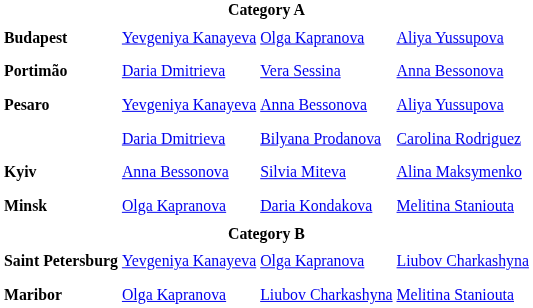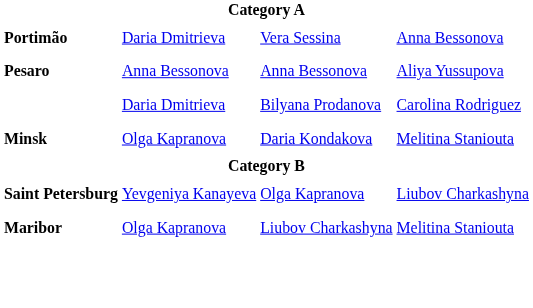- row: (36, 37)
(189, 104) Yevgeniya Kanayeva -> (175, 71) Anna Bessonova
- row: (20, 172)
